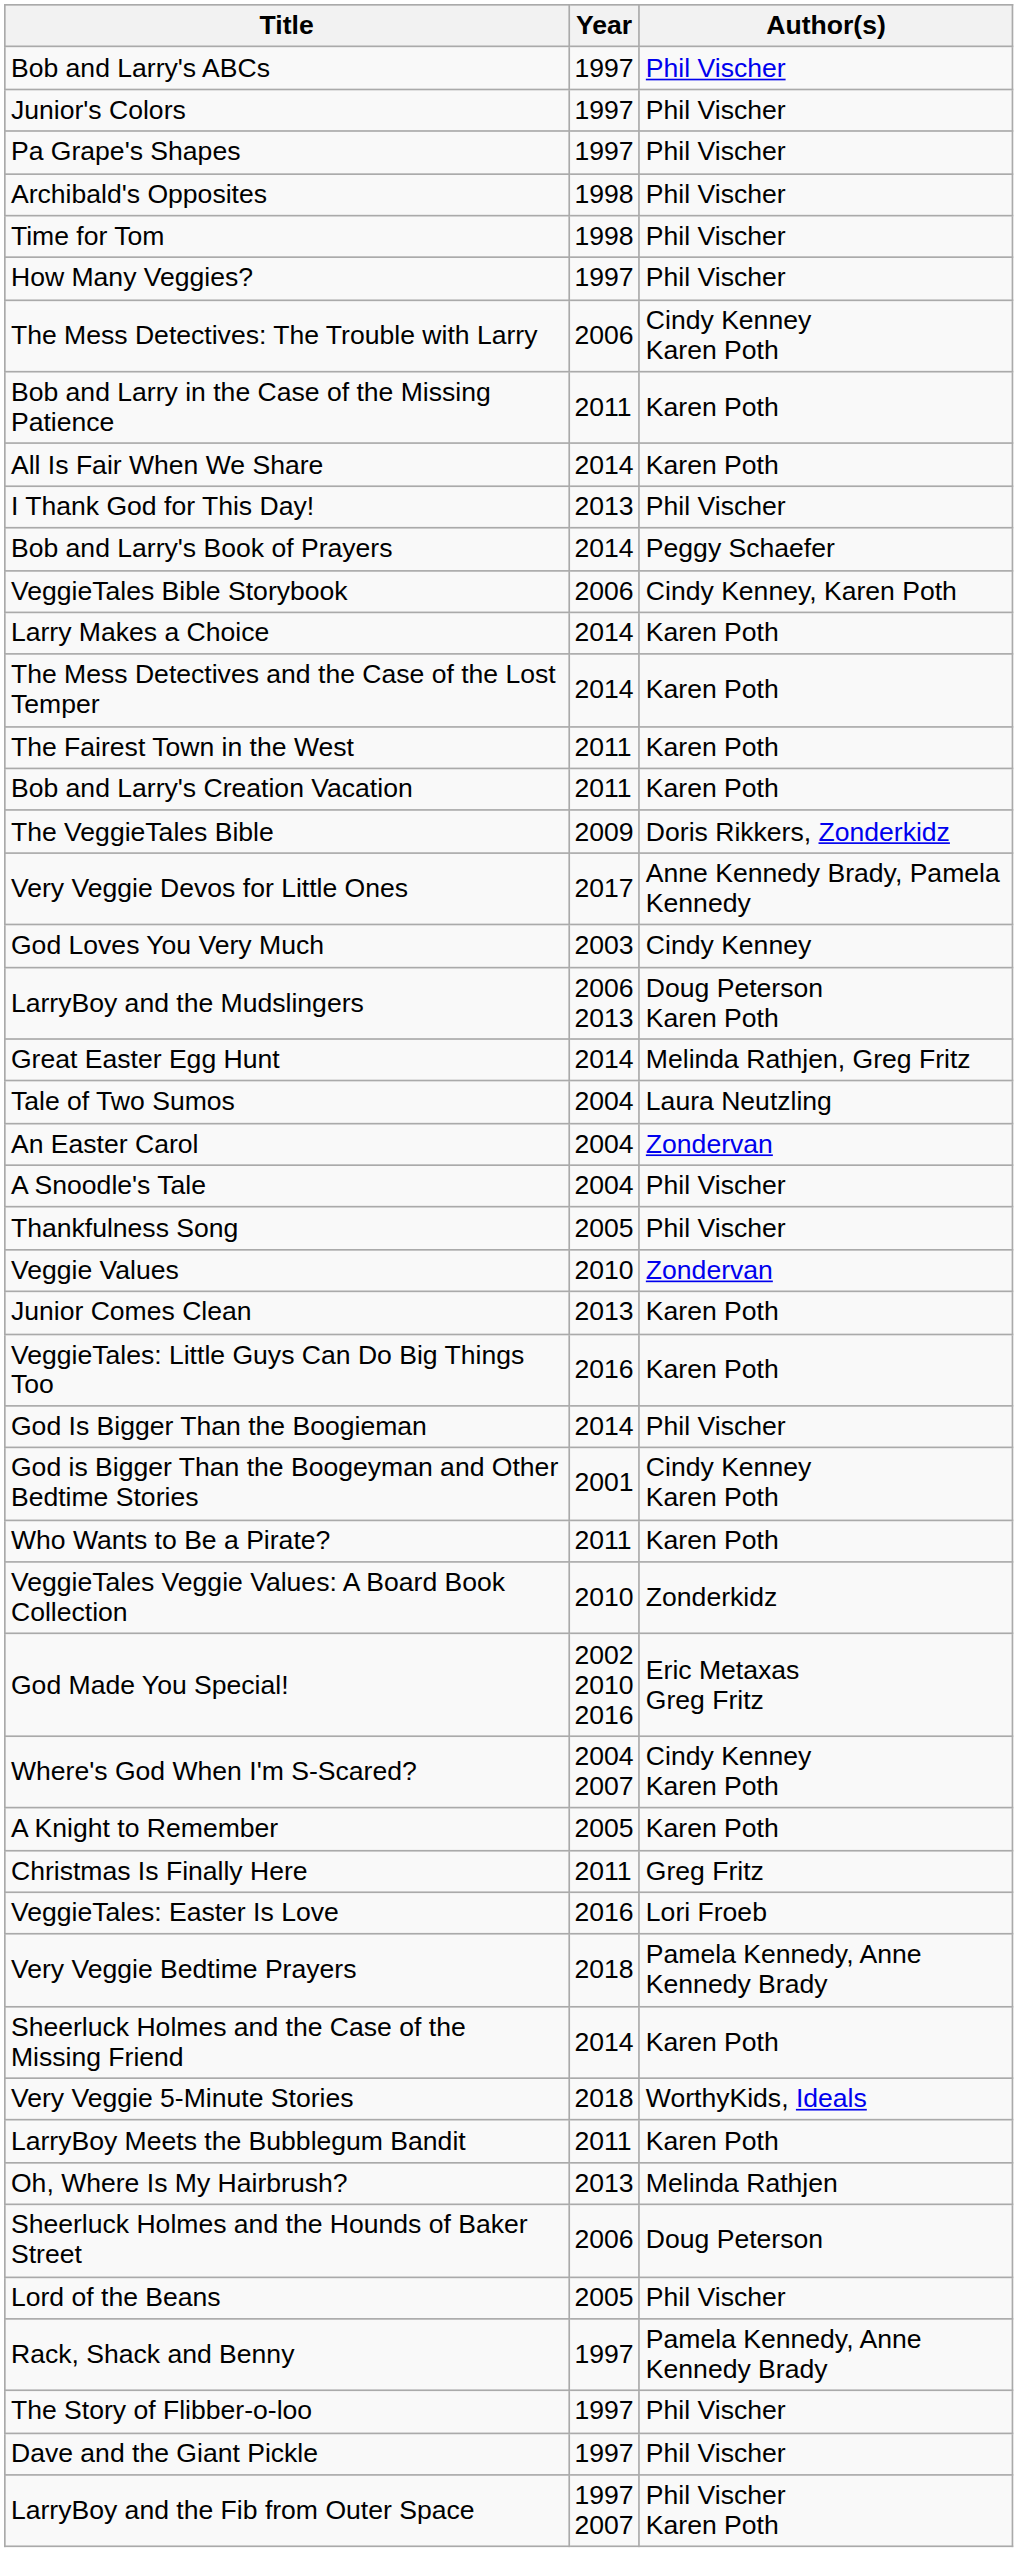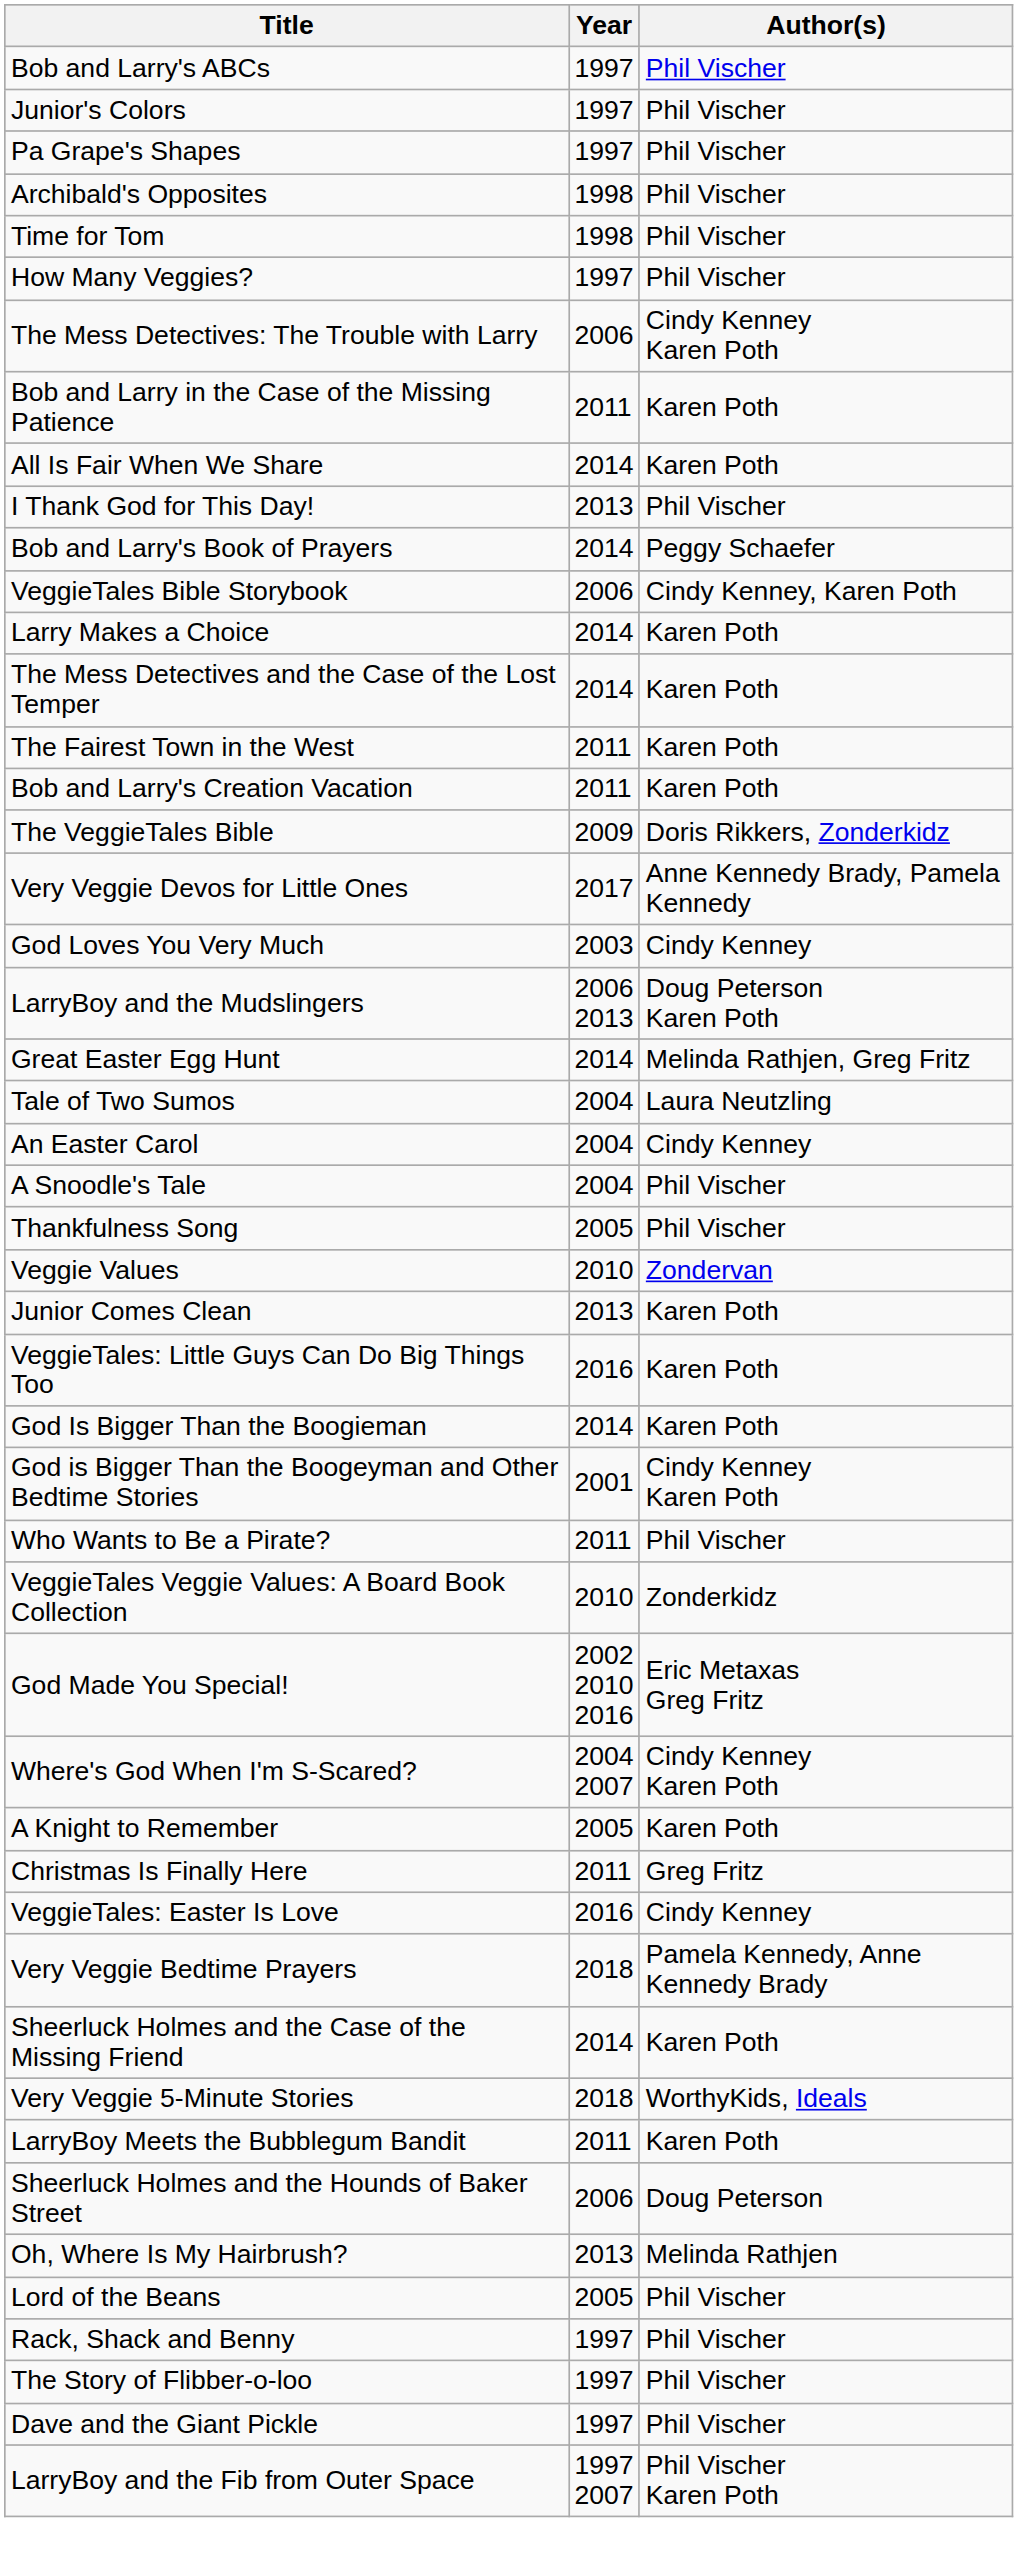(709, 1143) Zondervan -> (729, 1143) Cindy Kenney
(716, 1426) Phil Vischer -> (712, 1426) Karen Poth
(712, 1540) Karen Poth -> (716, 1540) Phil Vischer
(706, 1912) Lori Froeb -> (729, 1912) Cindy Kenney
rows swapped: (179, 2183) <-> (269, 2240)
(784, 2354) Pamela Kennedy, Anne Kennedy Brady -> (716, 2339) Phil Vischer
